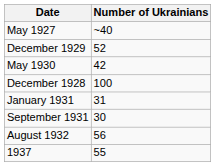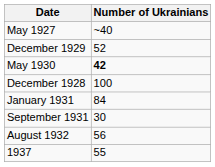(100, 65) normal -> (100, 65) bold
(100, 100) 31 -> (100, 100) 84
